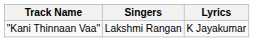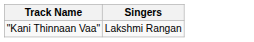- column: (216, 12)
